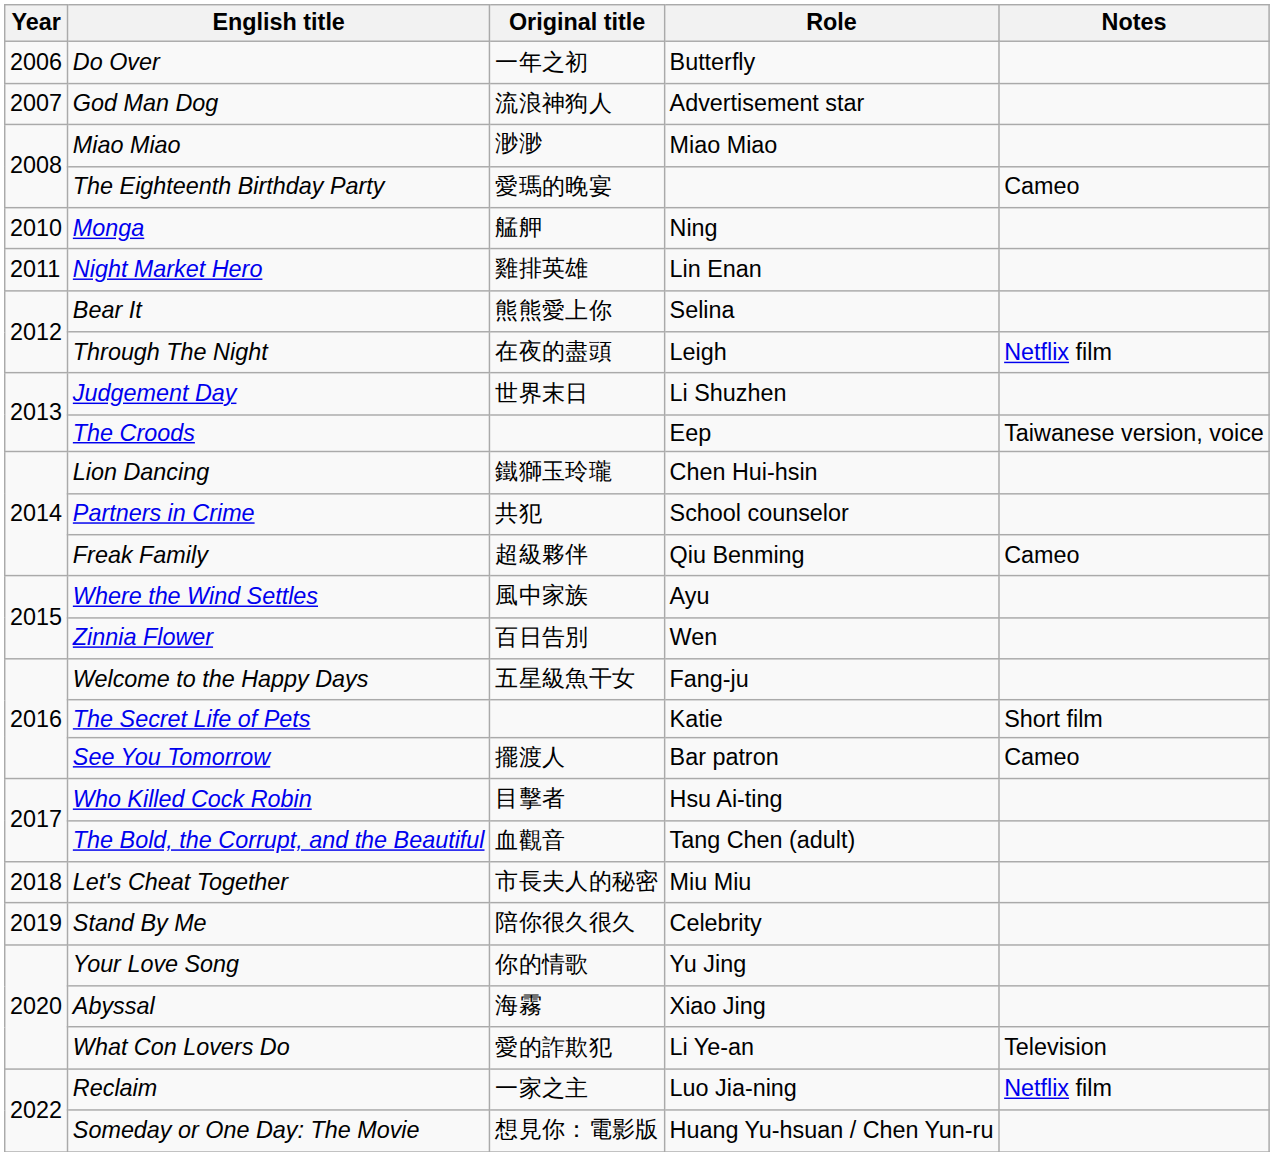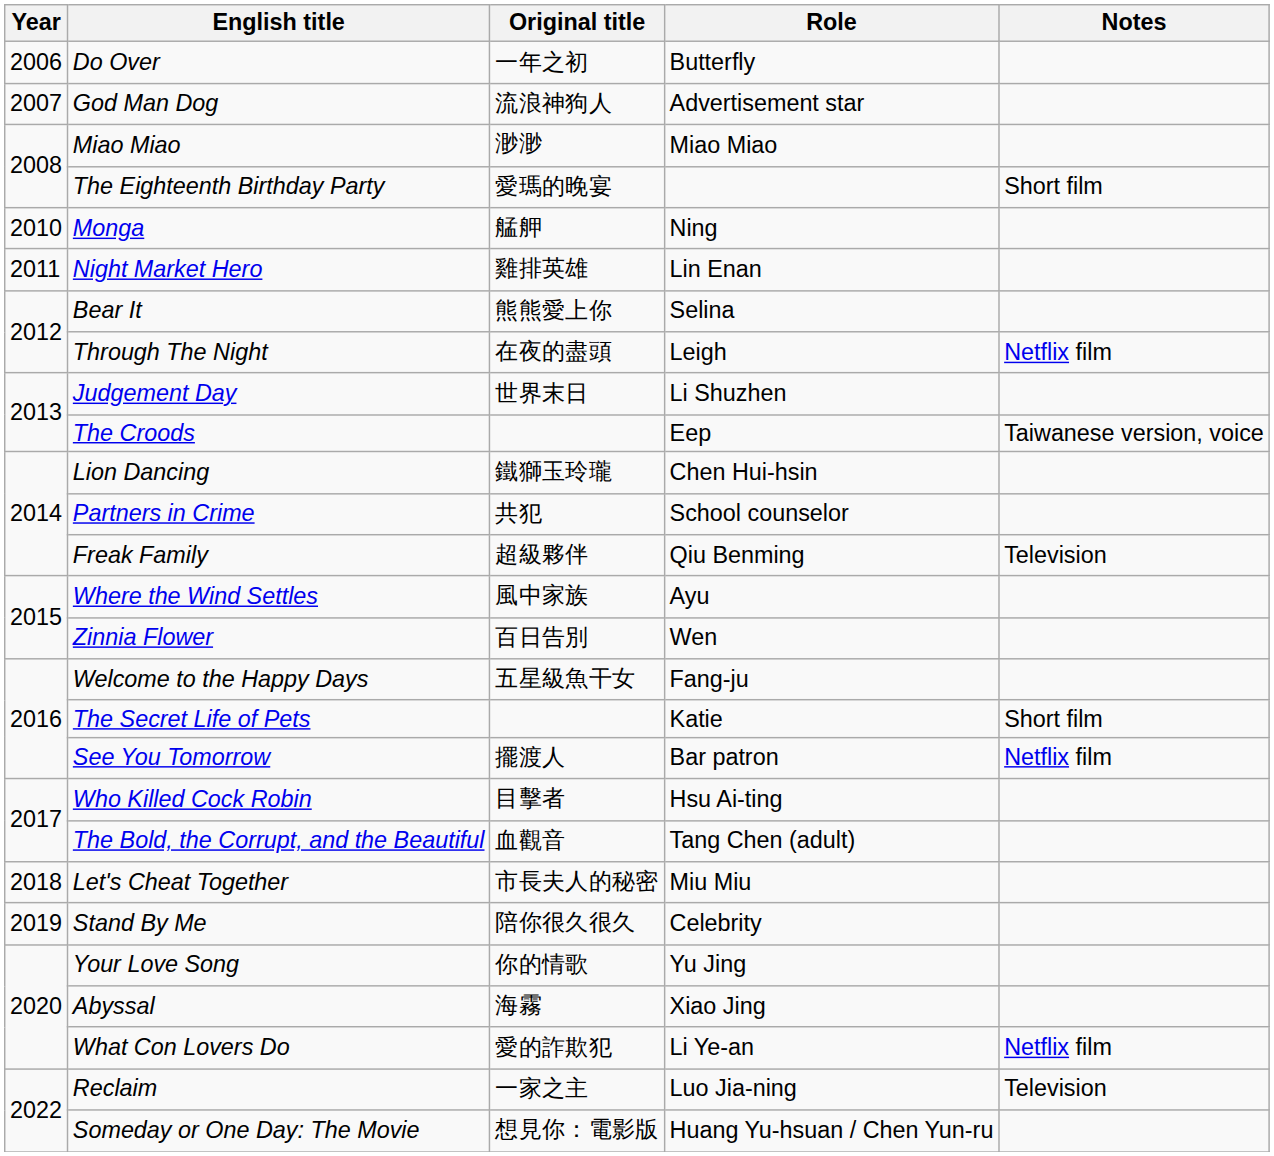(1042, 186) Cameo -> (1053, 186) Short film
(1042, 555) Cameo -> (1055, 555) Television
(1042, 757) Cameo -> (1058, 757) Netflix film
(1055, 1047) Television -> (1058, 1047) Netflix film
(1058, 1089) Netflix film -> (1055, 1089) Television
